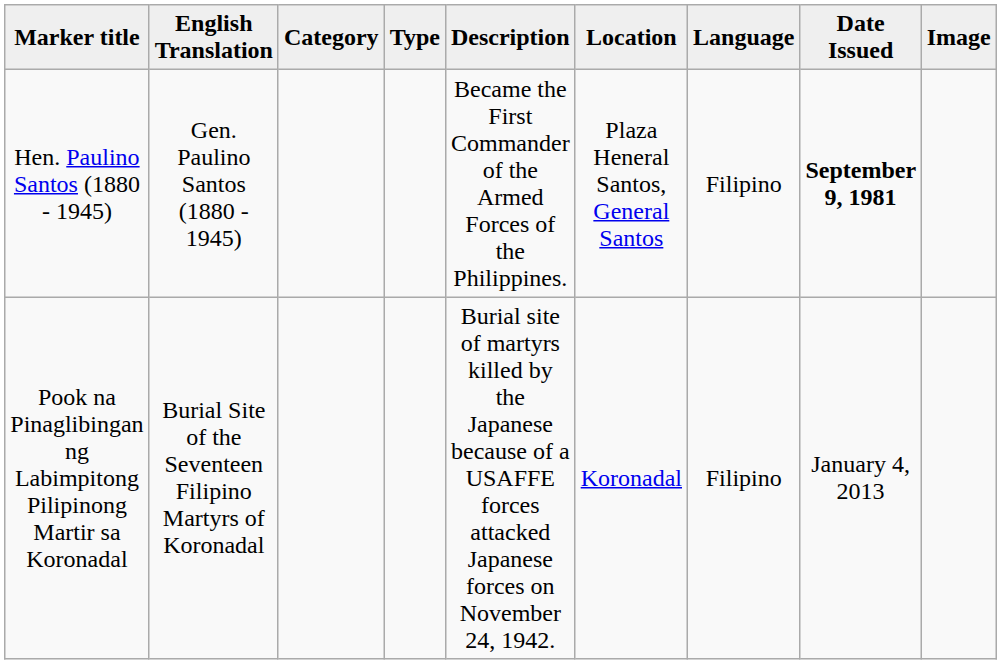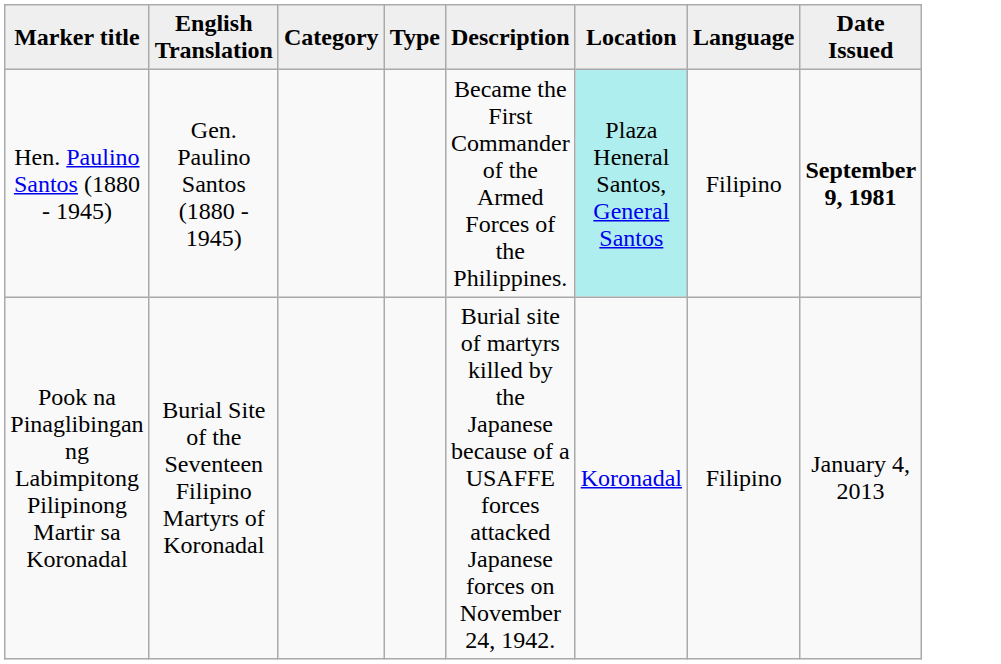- column: (959, 37)
(631, 183) no background -> (631, 183) paleturquoise background
